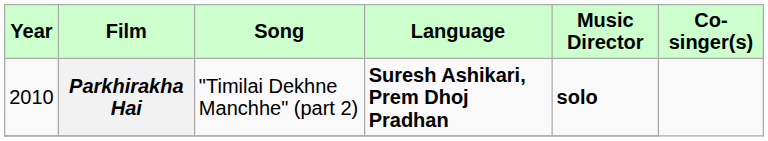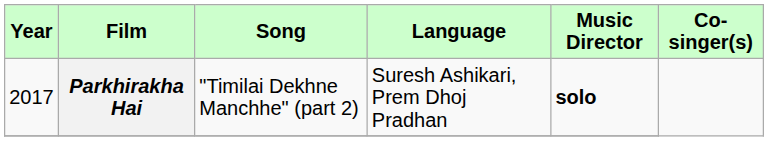(31, 97) 2010 -> (31, 97) 2017
(447, 97) bold -> (444, 97) normal
